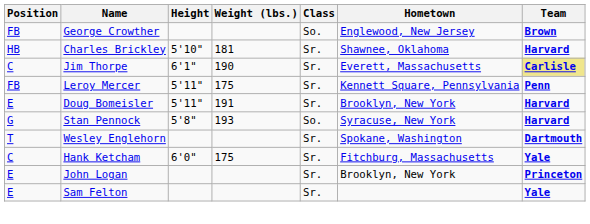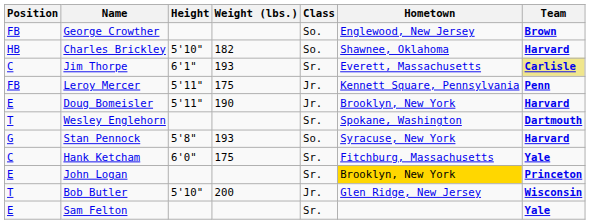(224, 49) 181 -> (224, 49) 182
(313, 49) Sr. -> (313, 49) So.
(224, 67) 190 -> (224, 67) 193
(313, 85) Sr. -> (313, 85) Jr.
(224, 103) 191 -> (224, 103) 190
(313, 103) Sr. -> (313, 103) Jr.
rows swapped: (115, 138) <-> (102, 120)
(398, 174) no background -> (398, 174) gold background
+ row: (95, 192)
